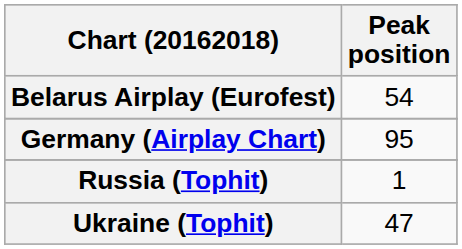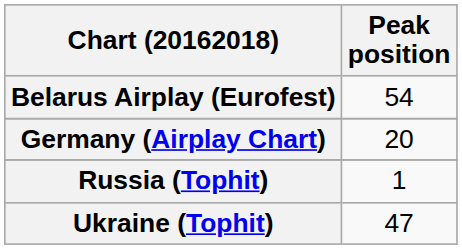(399, 138) 95 -> (399, 138) 20
